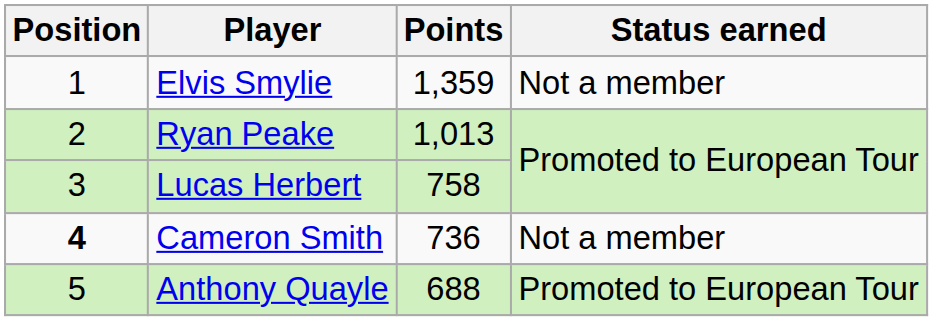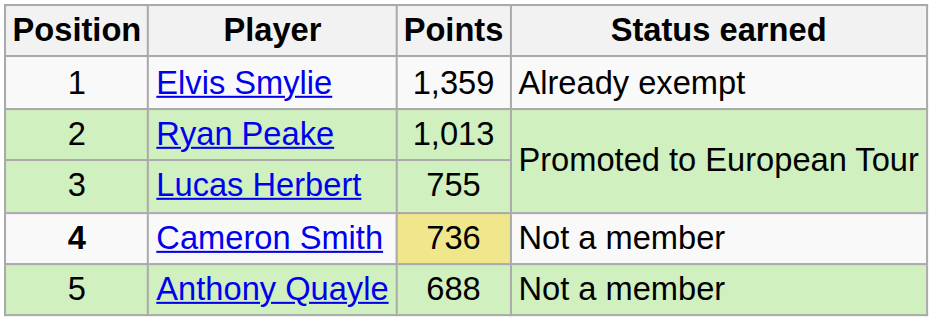(622, 82) Not a member -> (632, 82) Already exempt
(454, 185) 758 -> (454, 185) 755
(454, 237) no background -> (454, 237) khaki background
(719, 289) Promoted to European Tour -> (622, 289) Not a member
